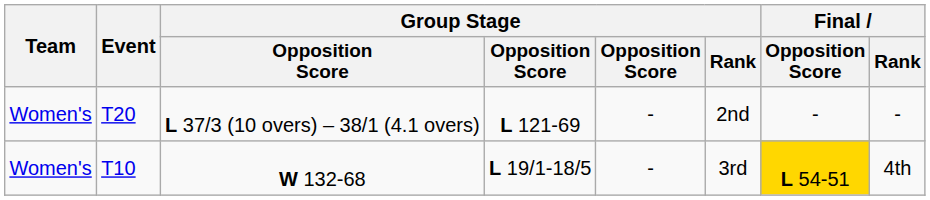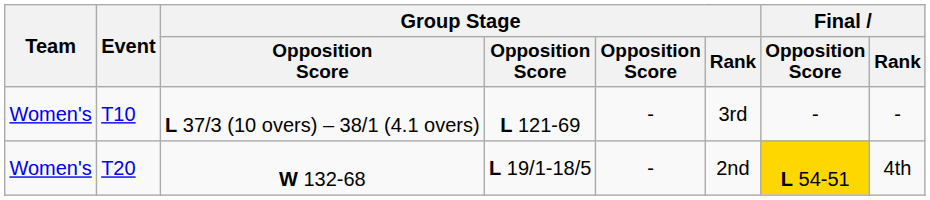(118, 114) T20 -> (118, 114) T10
(733, 114) 2nd -> (733, 114) 3rd
(118, 168) T10 -> (118, 168) T20
(733, 168) 3rd -> (733, 168) 2nd
